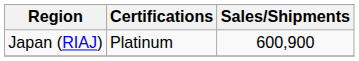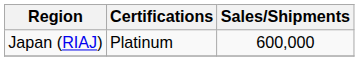(285, 42) 600,900 -> (285, 42) 600,000
